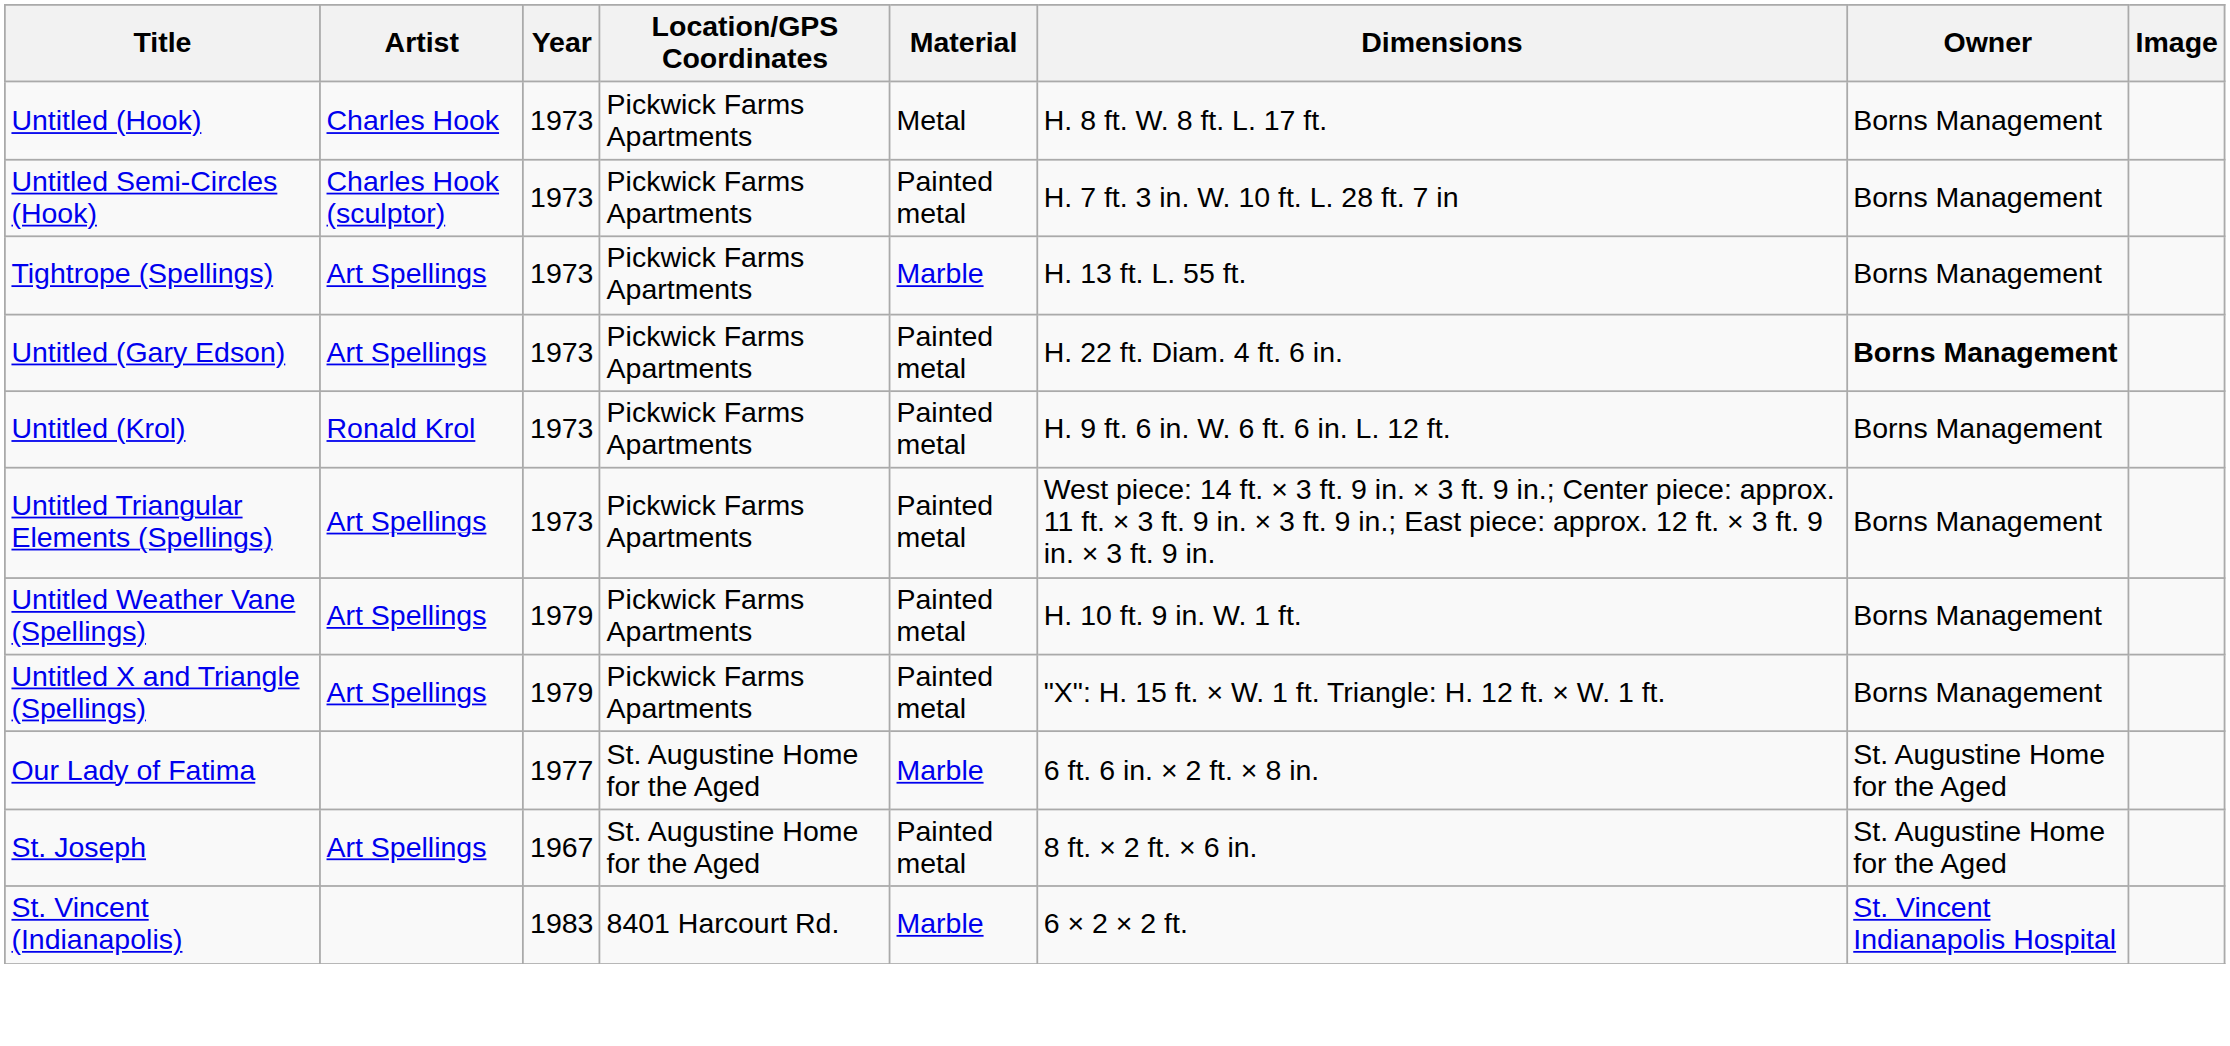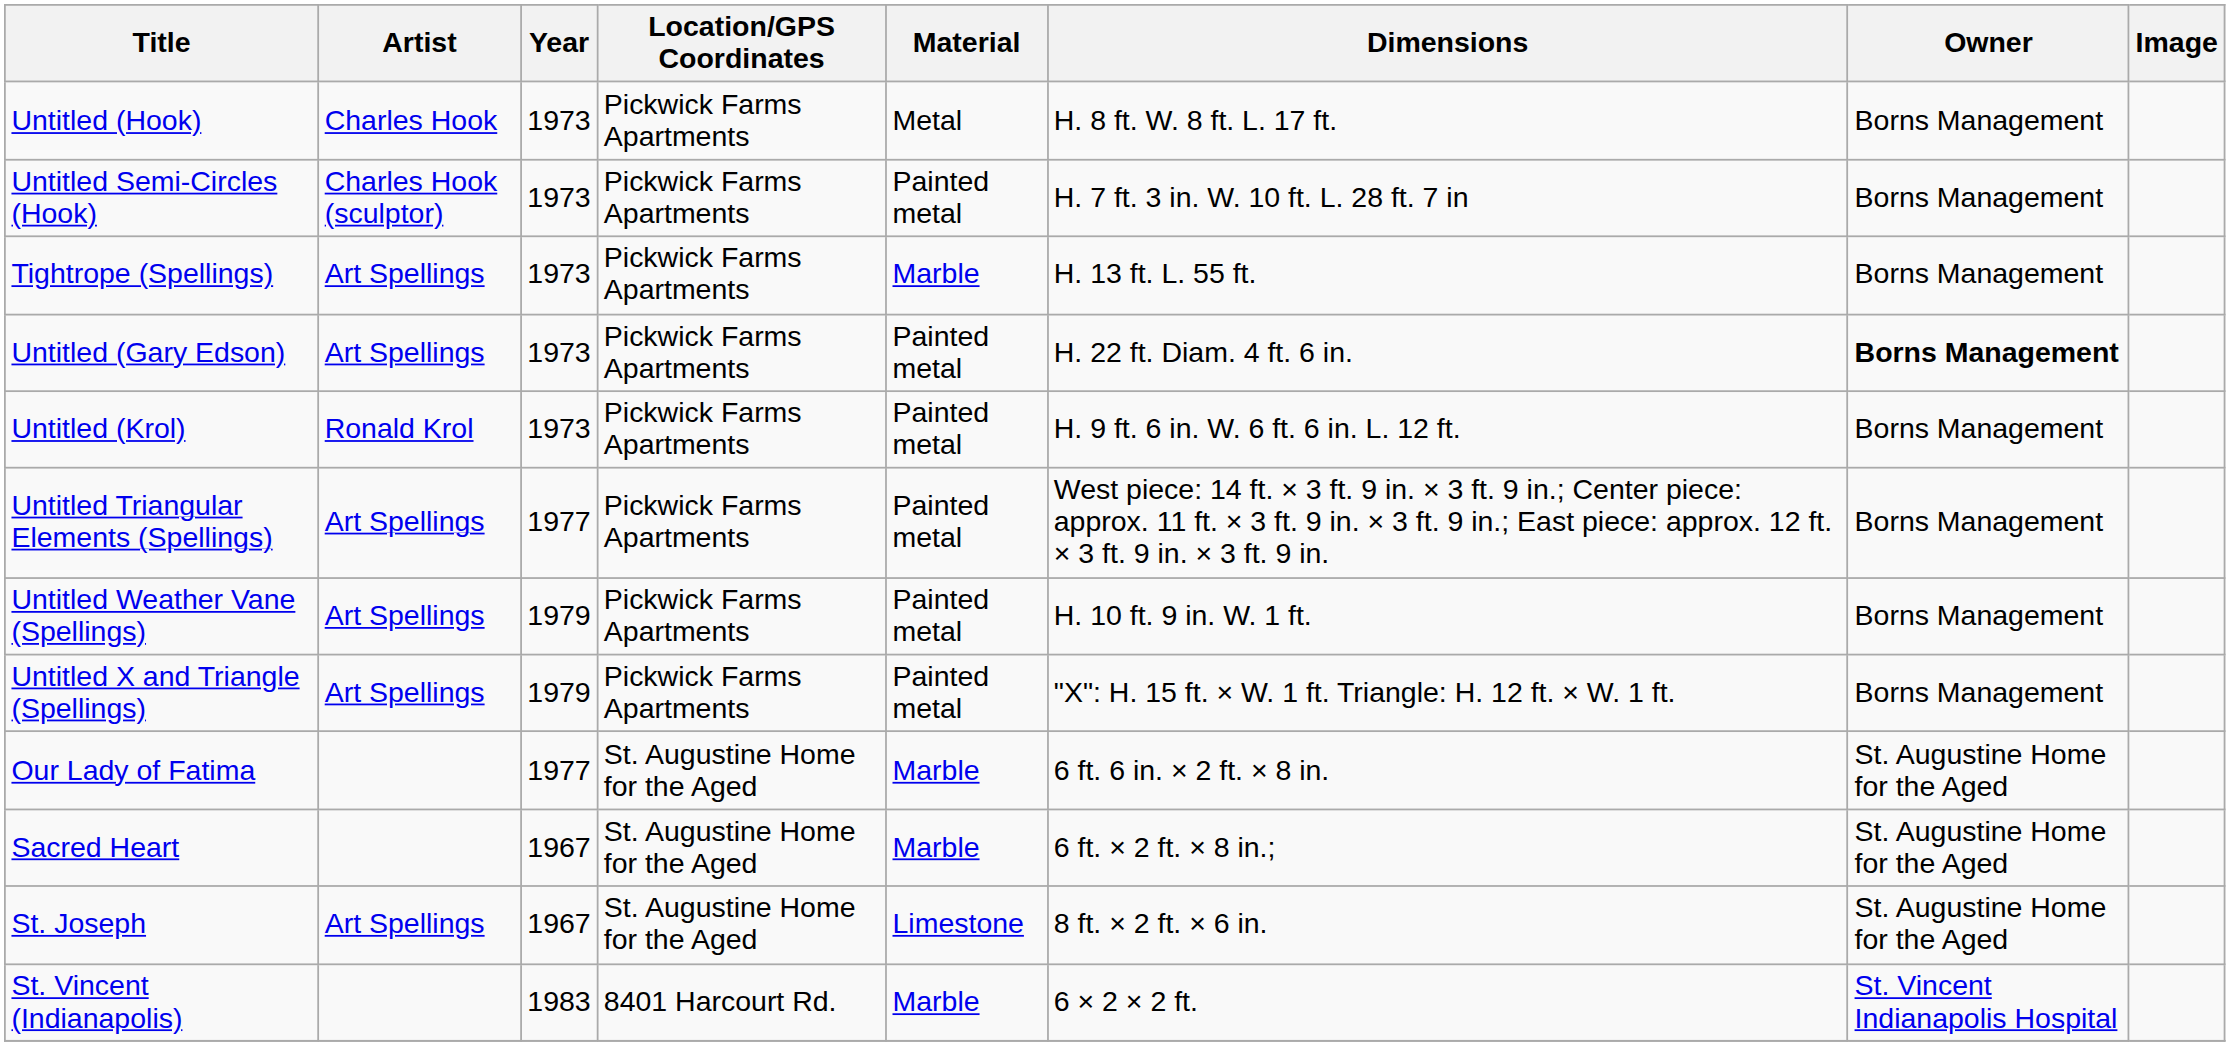(562, 522) 1973 -> (559, 522) 1977
+ row: (95, 847)
(945, 847) Painted metal -> (958, 924) Limestone
